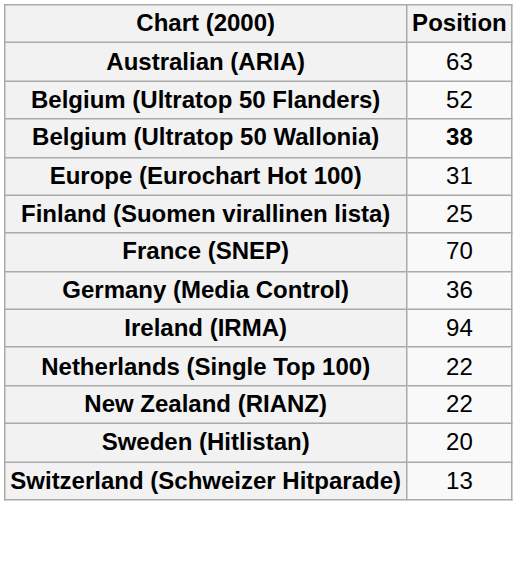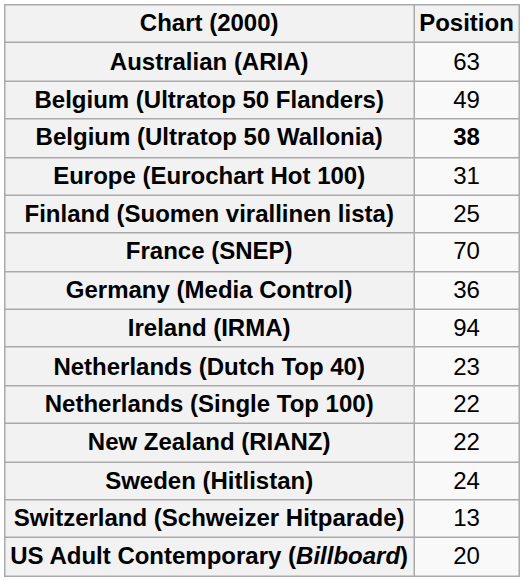(459, 99) 52 -> (466, 99) 49
+ row: (209, 366)
(459, 442) 20 -> (466, 480) 24
+ row: (209, 556)
